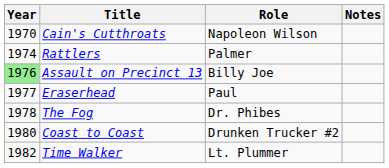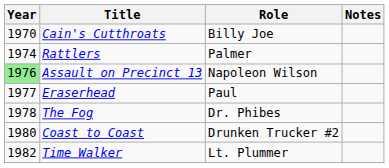(263, 34) Napoleon Wilson -> (241, 34) Billy Joe
(241, 73) Billy Joe -> (263, 73) Napoleon Wilson
